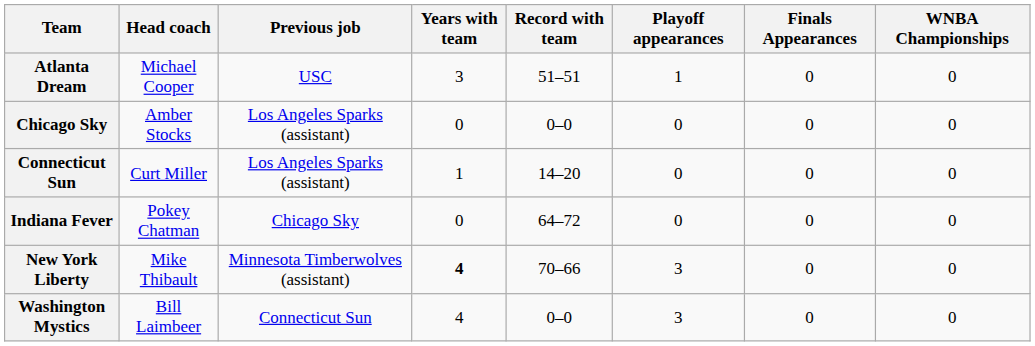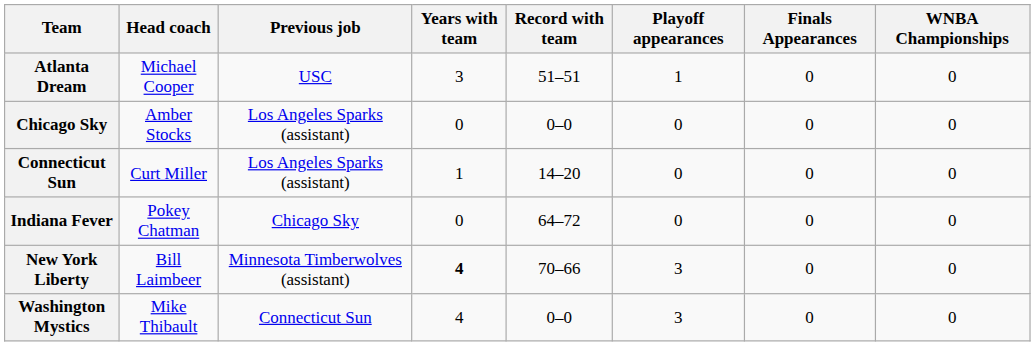(169, 269) Mike Thibault -> (169, 269) Bill Laimbeer
(169, 317) Bill Laimbeer -> (169, 317) Mike Thibault
